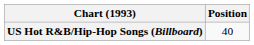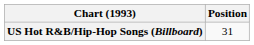(227, 31) 40 -> (227, 31) 31
